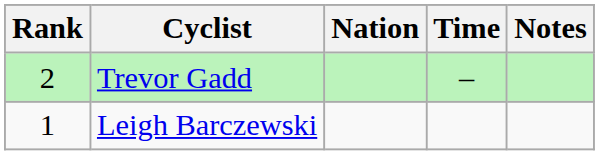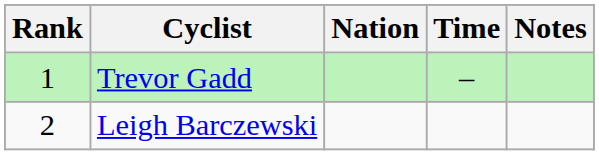(47, 76) 2 -> (47, 76) 1
(47, 125) 1 -> (47, 125) 2
